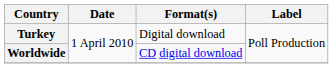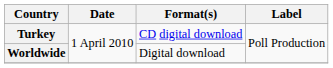(182, 33) Digital download -> (191, 33) CD digital download
(191, 53) CD digital download -> (182, 53) Digital download
